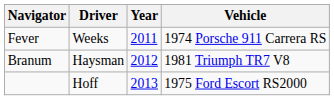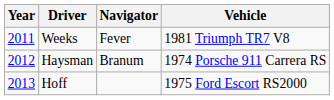columns swapped: (144, 16) <-> (37, 16)
(245, 38) 1974 Porsche 911 Carrera RS -> (227, 38) 1981 Triumph TR7 V8
(227, 61) 1981 Triumph TR7 V8 -> (245, 61) 1974 Porsche 911 Carrera RS
